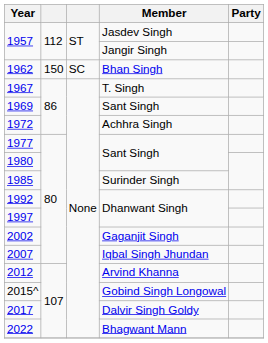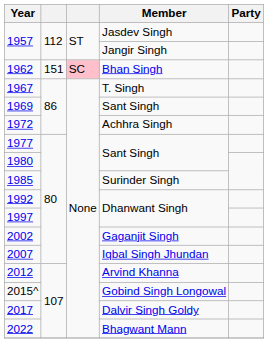(54, 69) 150 -> (54, 69) 151
(77, 69) no background -> (77, 69) pink background
